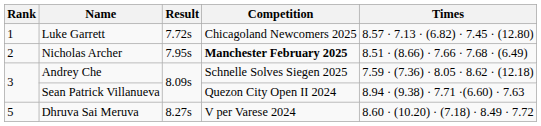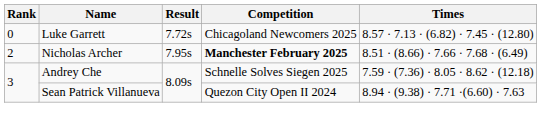(10, 33) 1 -> (10, 33) 0
- row: (90, 111)
